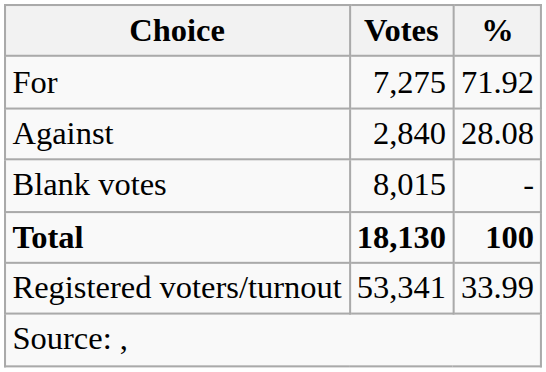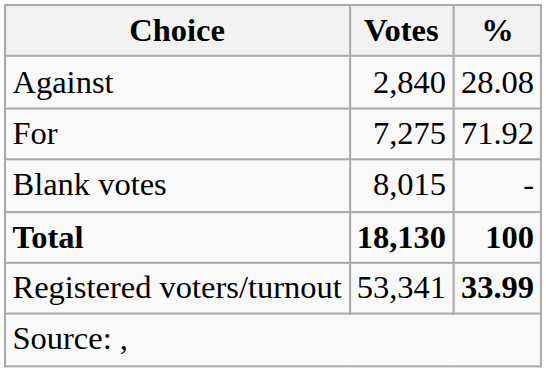rows swapped: (35, 81) <-> (63, 133)
(498, 287) normal -> (498, 287) bold
